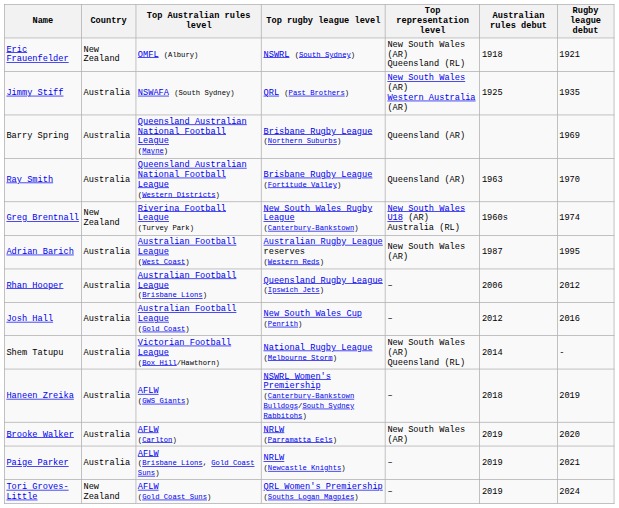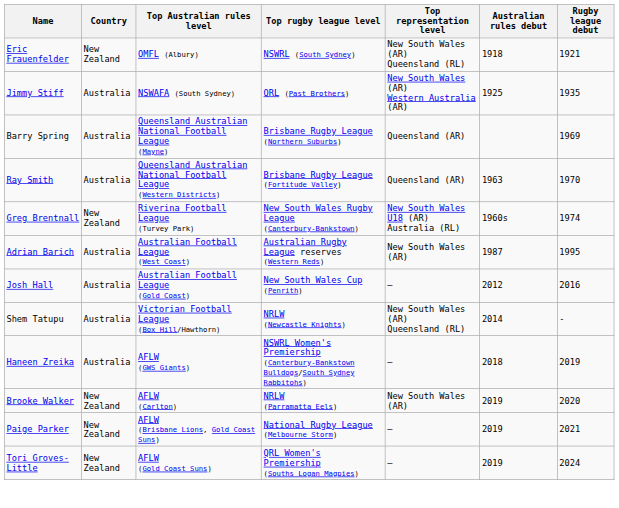- row: (35, 286)
(318, 353) National Rugby League (Melbourne Storm) -> (305, 319) NRLW (Newcastle Knights)
(107, 435) Australia -> (102, 401) New Zealand
(107, 463) Australia -> (102, 430) New Zealand
(305, 463) NRLW (Newcastle Knights) -> (318, 429) National Rugby League (Melbourne Storm)
